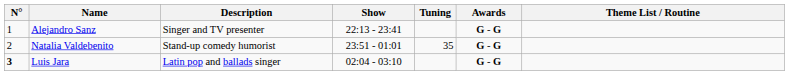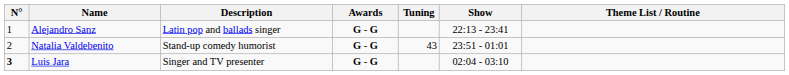columns swapped: (374, 12) <-> (489, 12)
(213, 29) Singer and TV presenter -> (222, 29) Latin pop and ballads singer
(448, 45) 35 -> (432, 45) 43
(222, 62) Latin pop and ballads singer -> (213, 62) Singer and TV presenter
